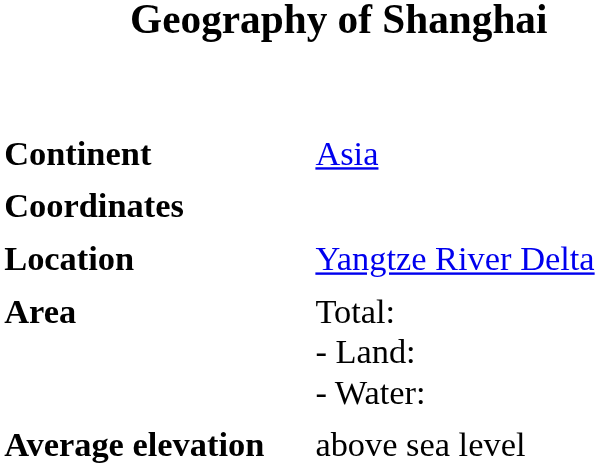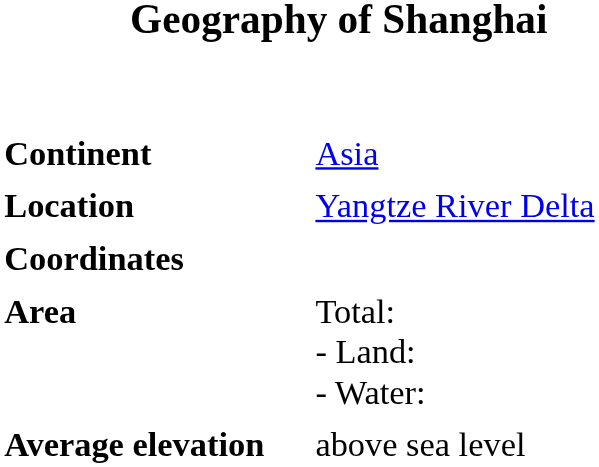rows swapped: (69, 258) <-> (94, 205)
